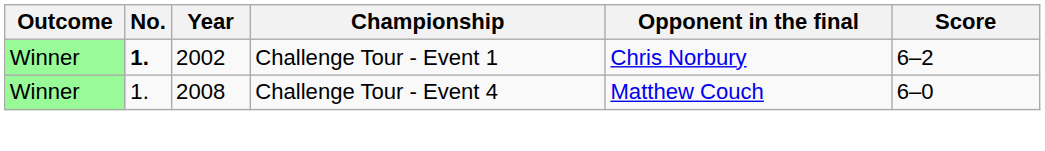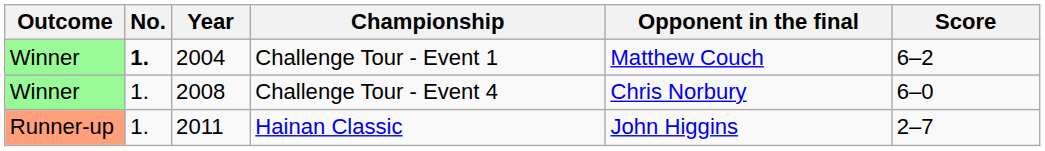(201, 57) 2002 -> (201, 57) 2004
(679, 57) Chris Norbury -> (687, 57) Matthew Couch
(687, 92) Matthew Couch -> (679, 92) Chris Norbury
+ row: (329, 127)
